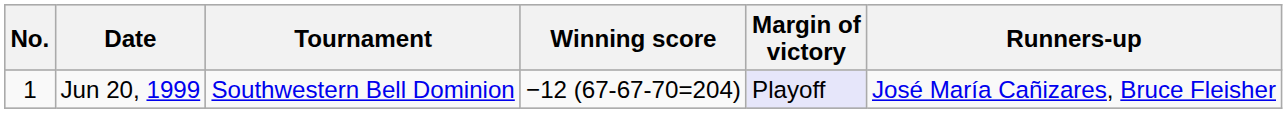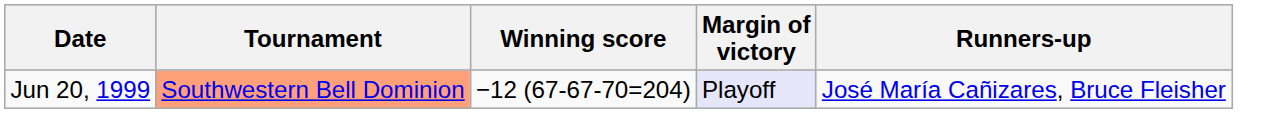- column: (30, 38)
(363, 89) no background -> (313, 89) lightsalmon background
